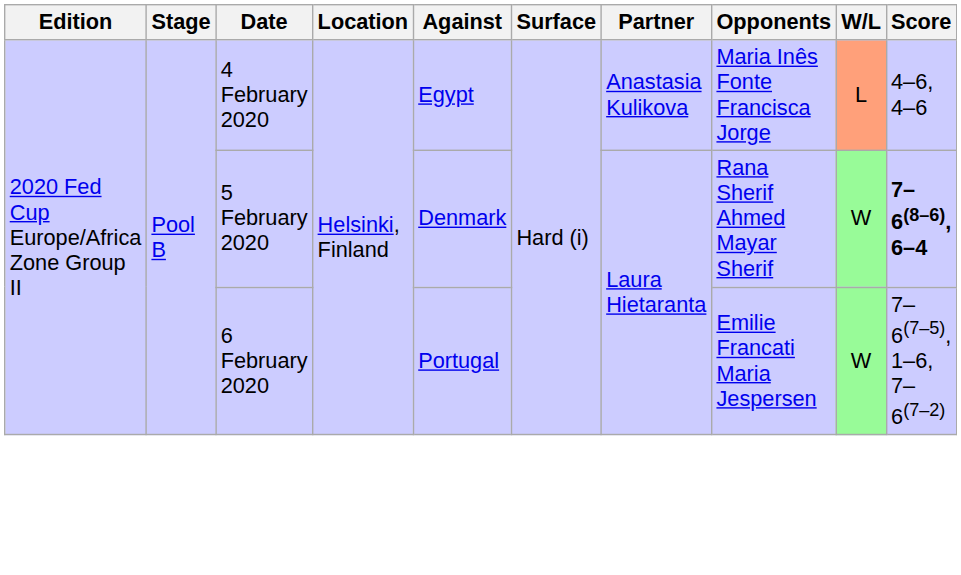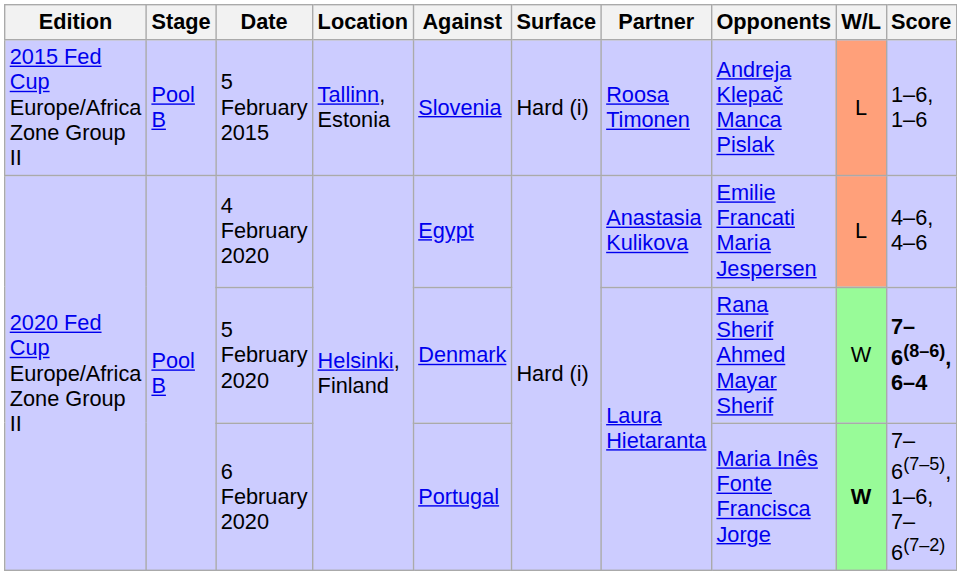+ row: (264, 107)
(767, 94) Maria Inês Fonte Francisca Jorge -> (767, 230) Emilie Francati Maria Jespersen
(767, 360) Emilie Francati Maria Jespersen -> (767, 496) Maria Inês Fonte Francisca Jorge
(861, 360) normal -> (861, 496) bold
